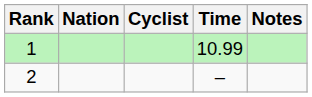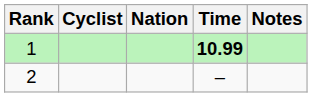columns swapped: (158, 19) <-> (91, 19)
(220, 48) normal -> (220, 48) bold
